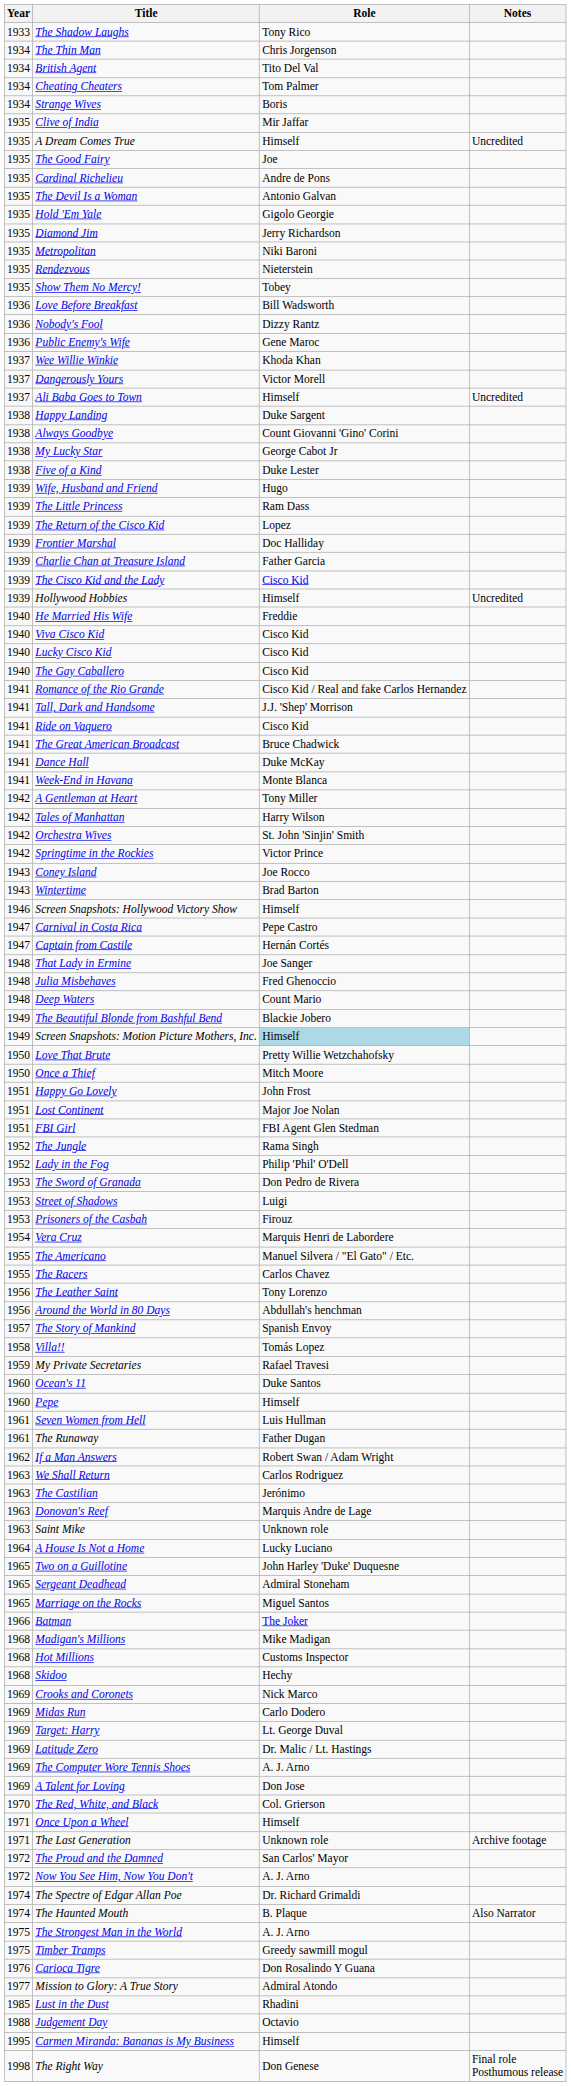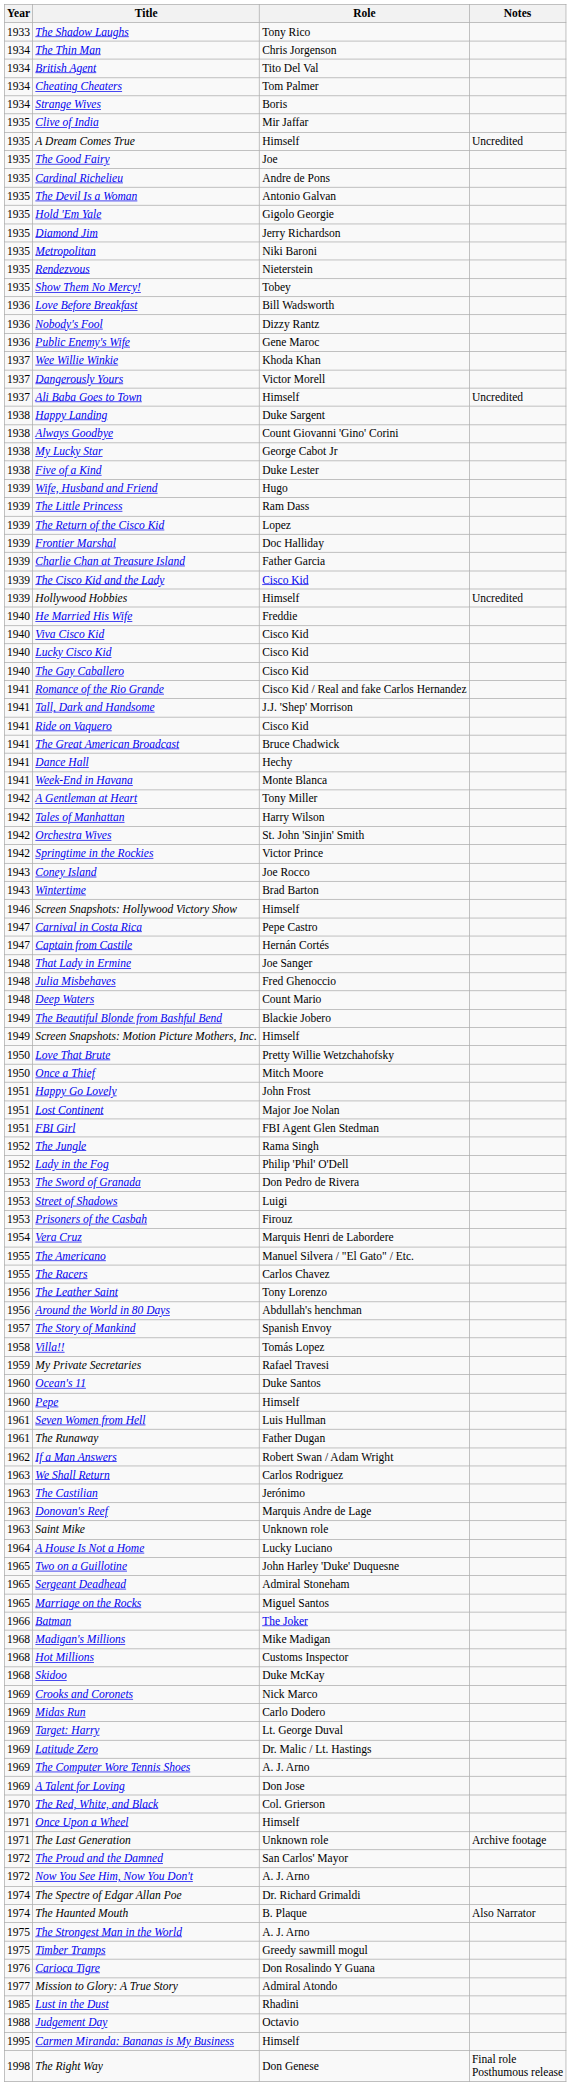(293, 762) Duke McKay -> (277, 762) Hechy
(281, 1036) lightblue background -> (281, 1036) no background
(277, 1676) Hechy -> (293, 1676) Duke McKay
